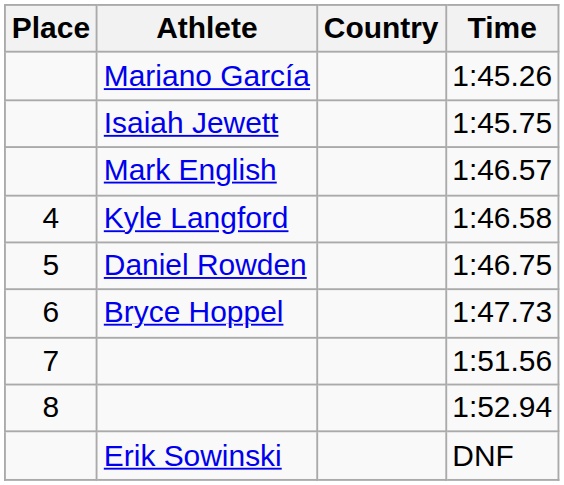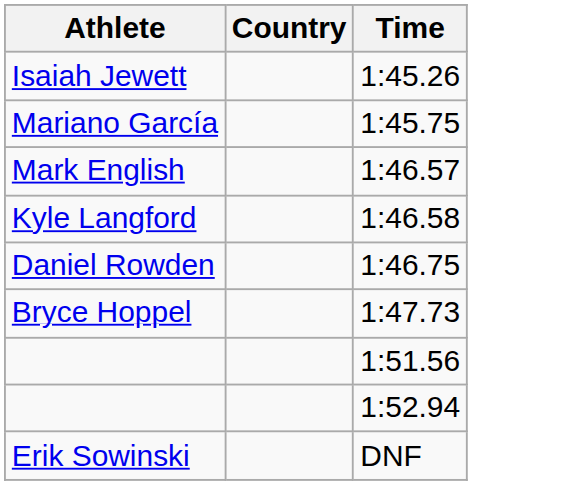- column: (51, 28)
(207, 75) Mariano García -> (99, 75) Isaiah Jewett
(191, 123) Isaiah Jewett -> (115, 123) Mariano García
